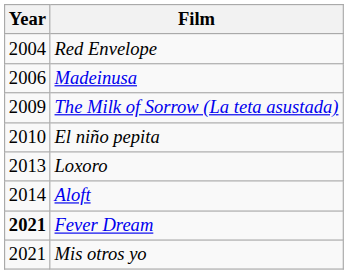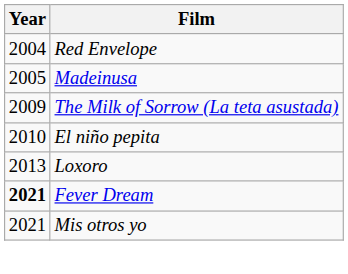(27, 78) 2006 -> (27, 78) 2005
- row: (73, 195)
